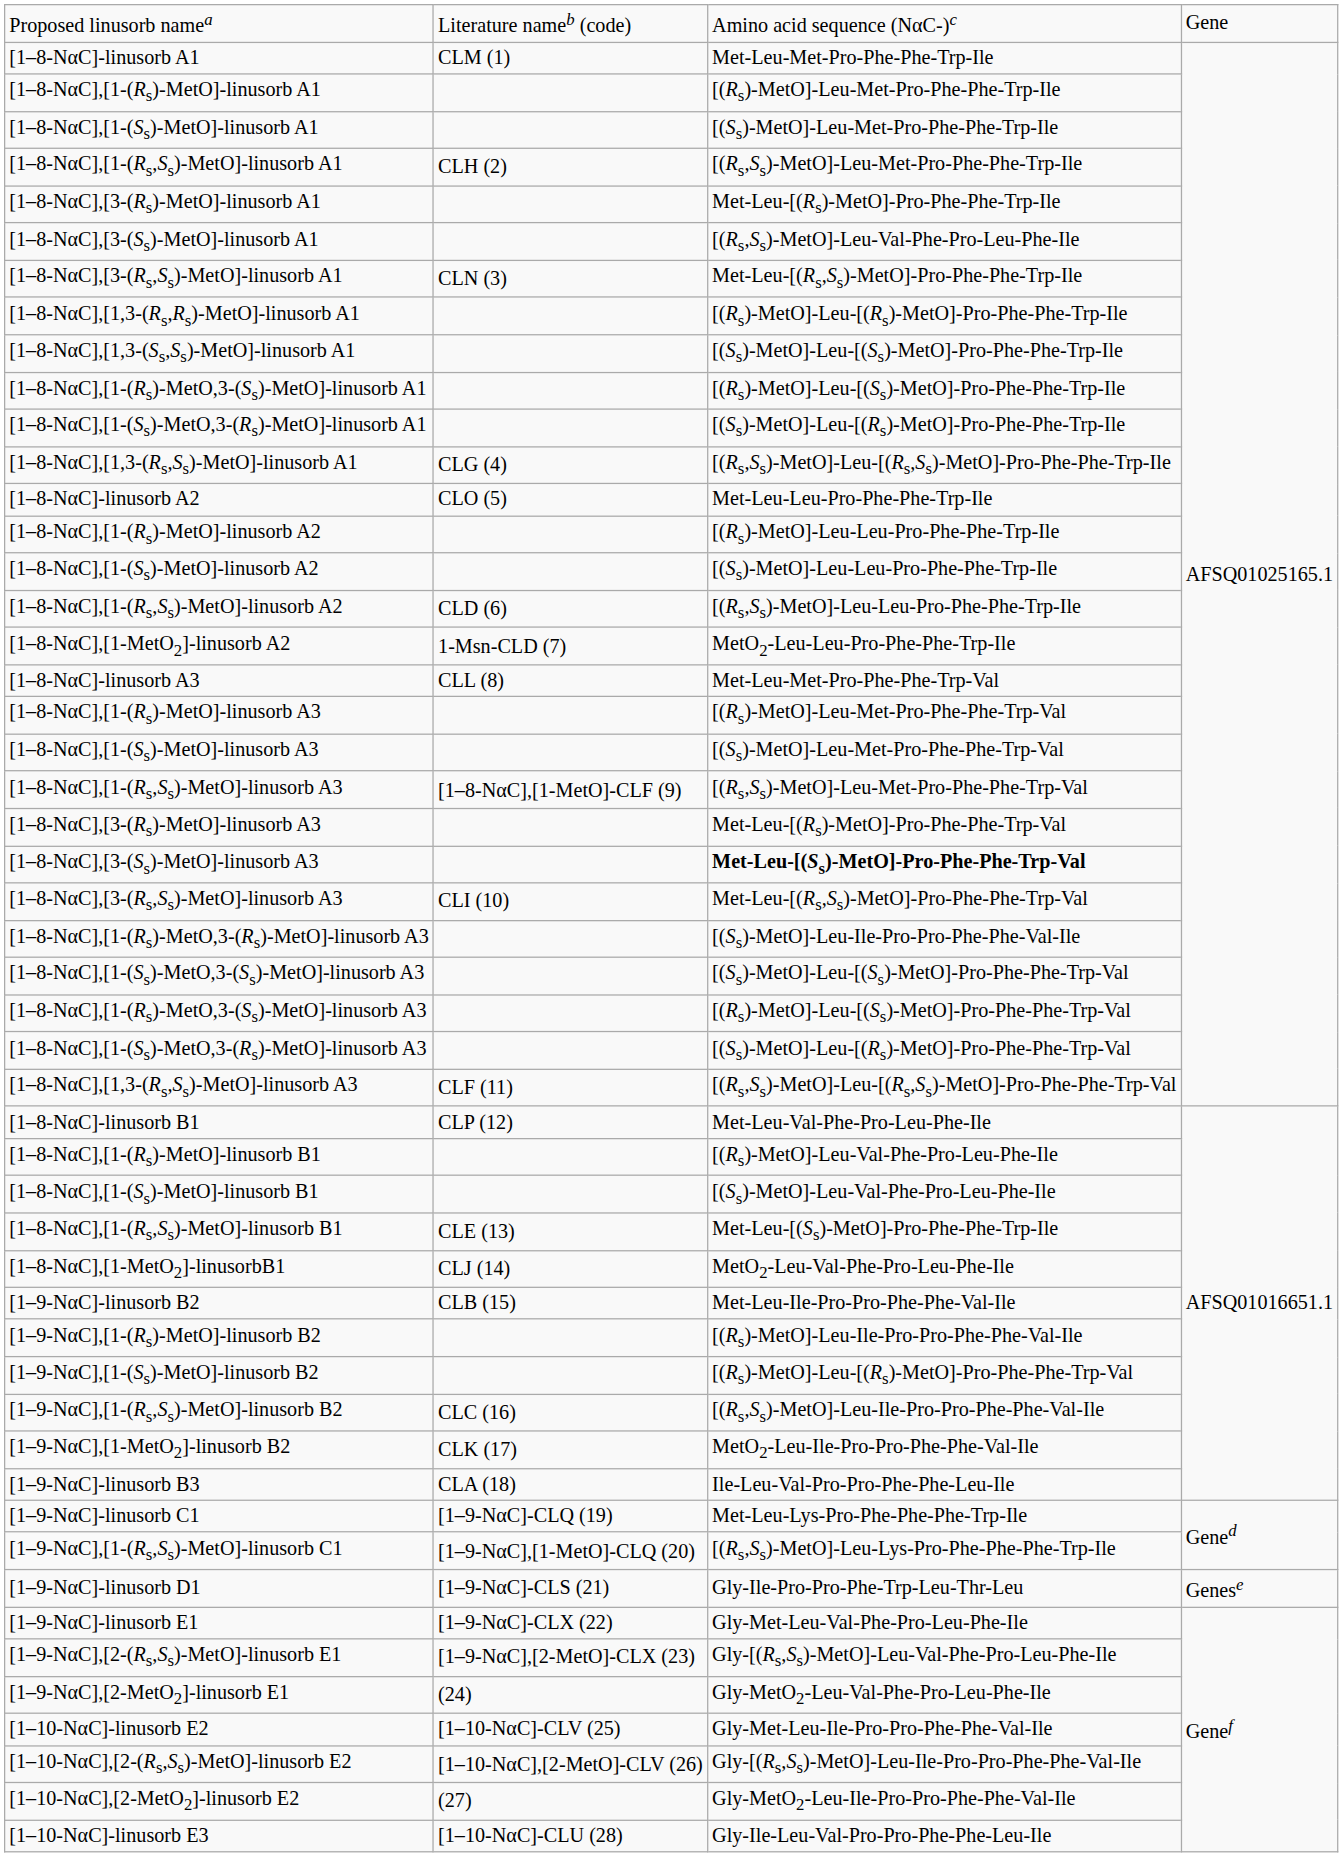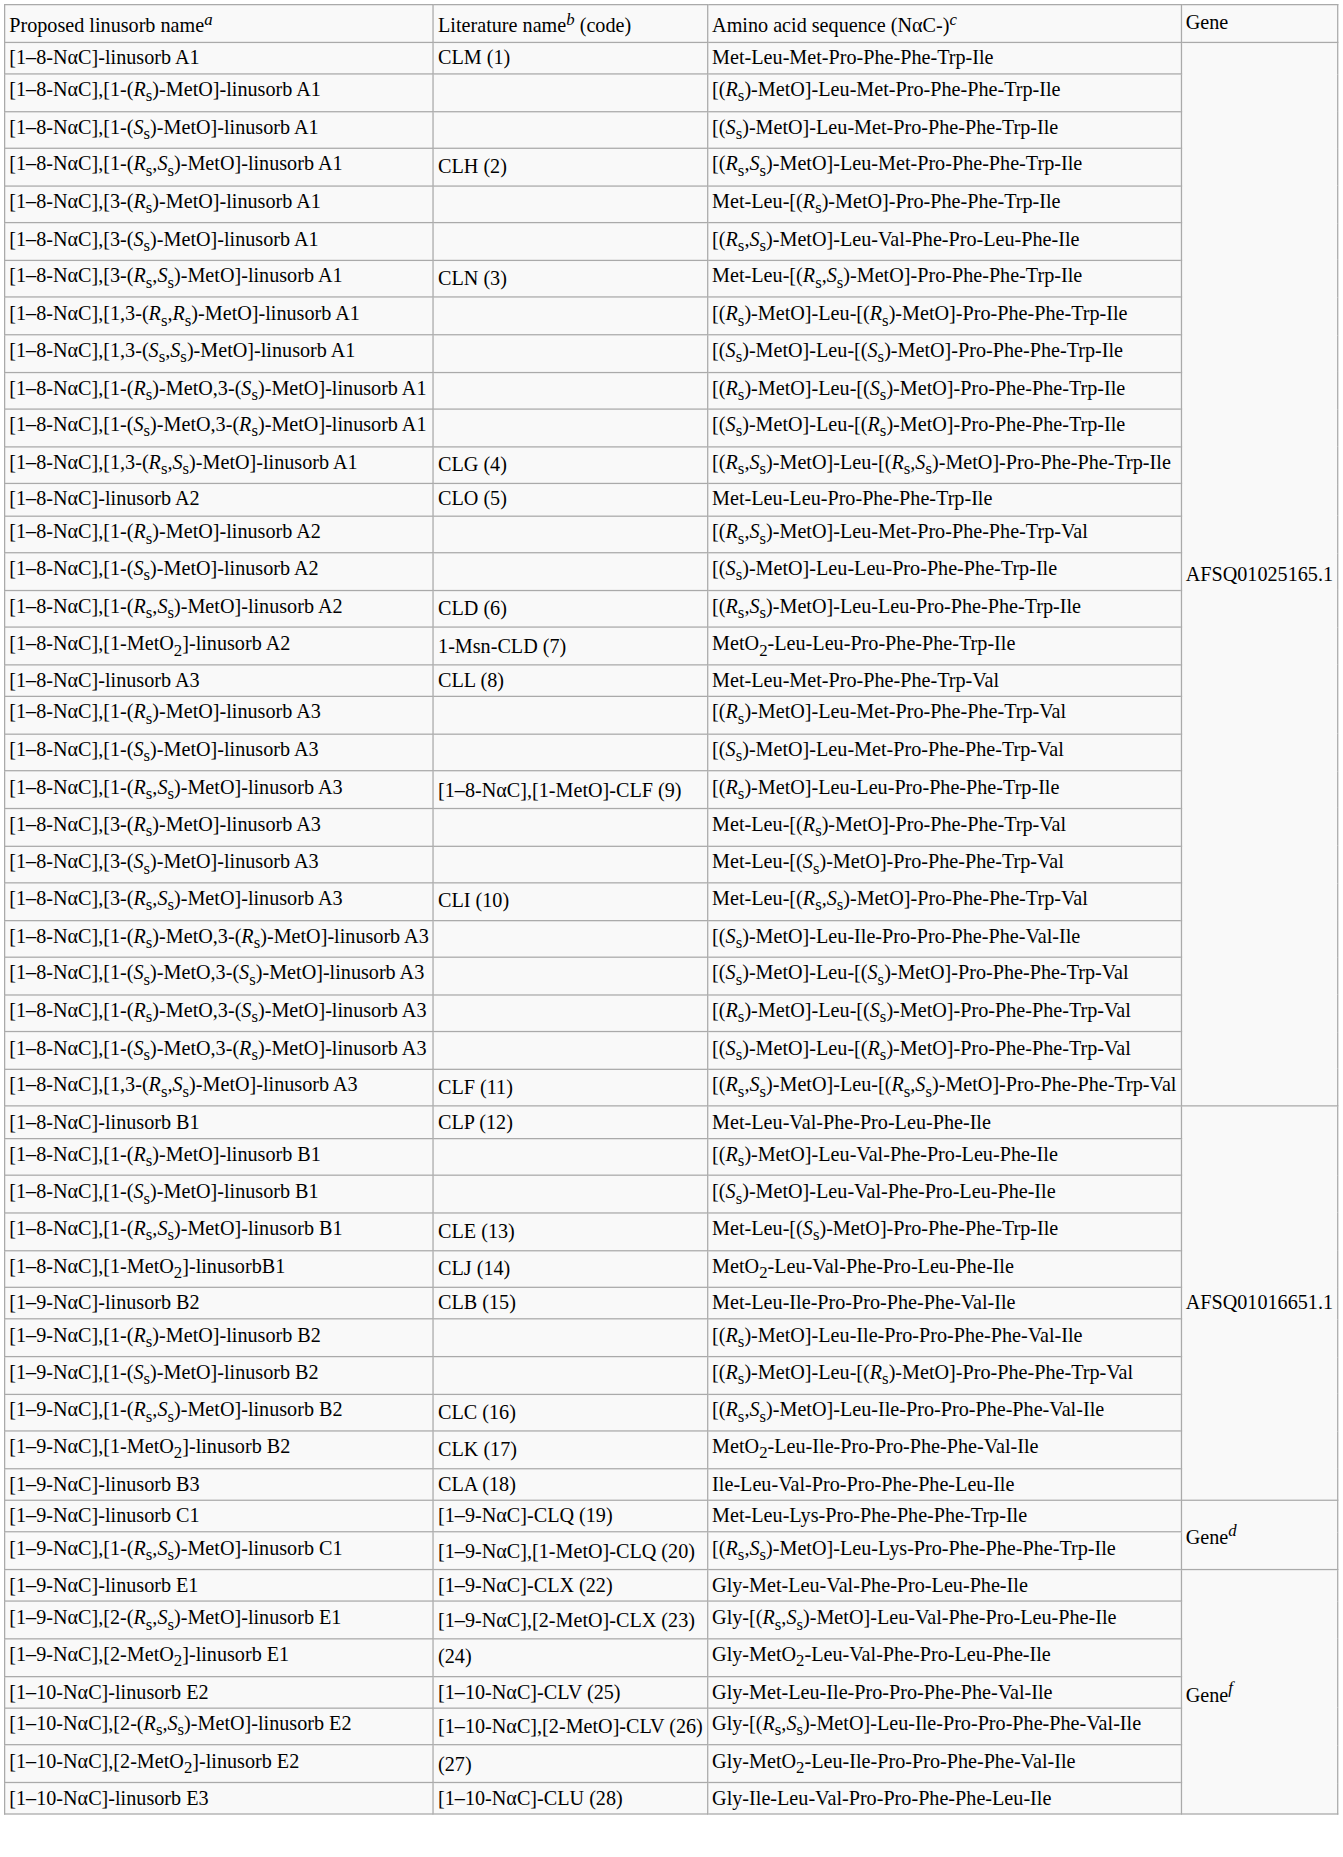(886, 534) [(Rs)-MetO]-Leu-Leu-Pro-Phe-Phe-Trp-Ile -> (900, 534) [(Rs,Ss)-MetO]-Leu-Met-Pro-Phe-Phe-Trp-Val
(900, 789) [(Rs,Ss)-MetO]-Leu-Met-Pro-Phe-Phe-Trp-Val -> (886, 789) [(Rs)-MetO]-Leu-Leu-Pro-Phe-Phe-Trp-Ile
(899, 864) bold -> (888, 864) normal
- row: (105, 1588)
